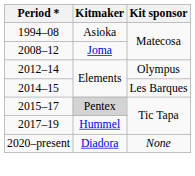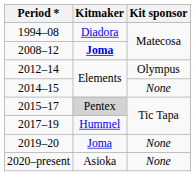(100, 32) Asioka -> (100, 32) Diadora
(100, 50) normal -> (100, 50) bold
(158, 87) Les Barques -> (158, 87) None
+ row: (39, 143)
(100, 143) Diadora -> (100, 161) Asioka
